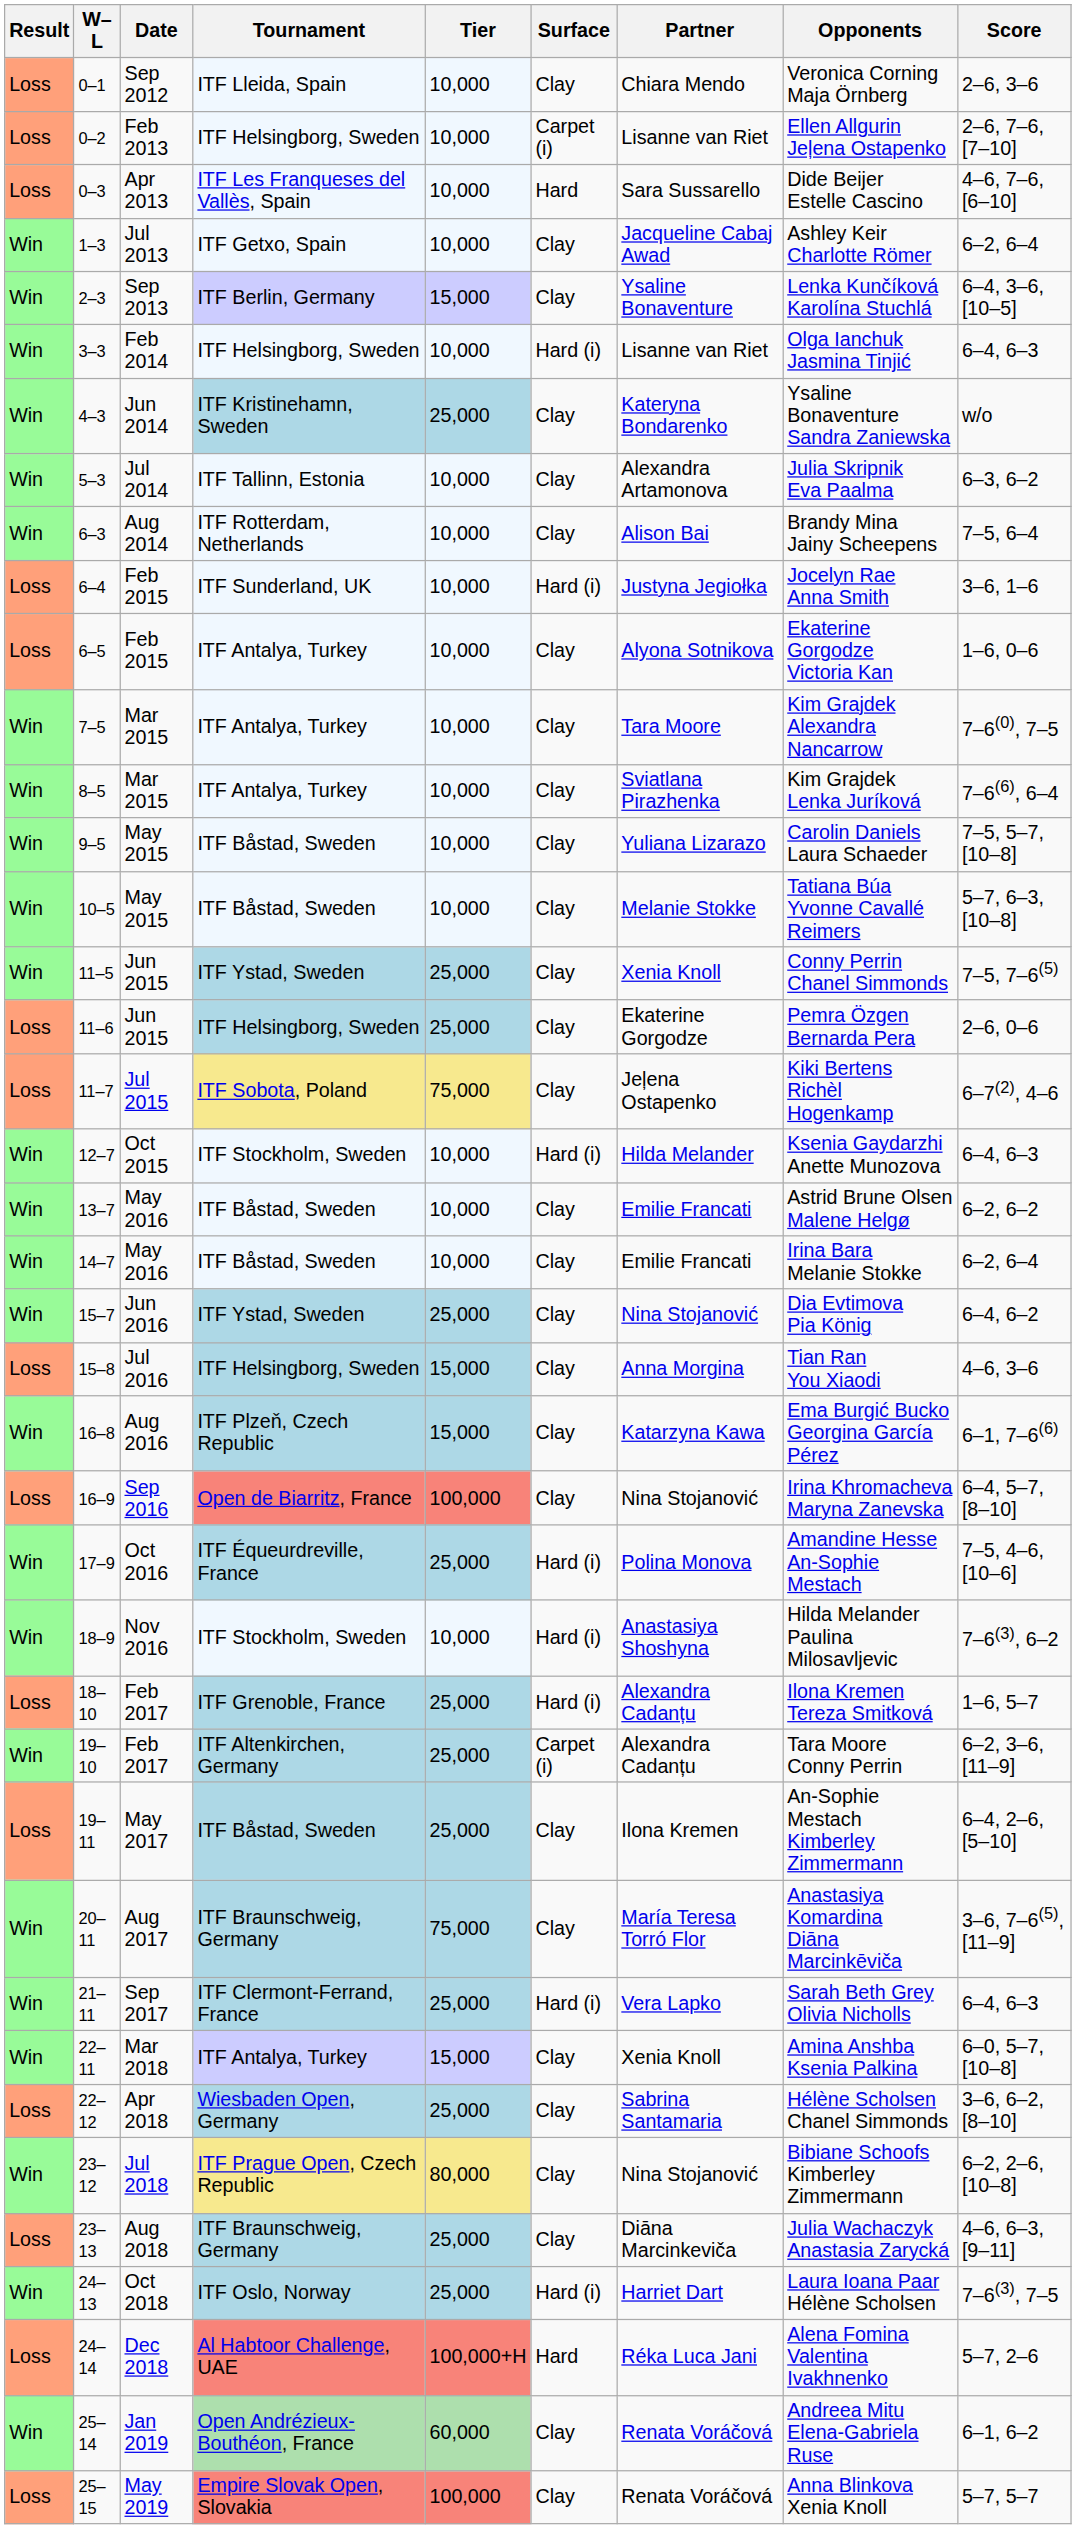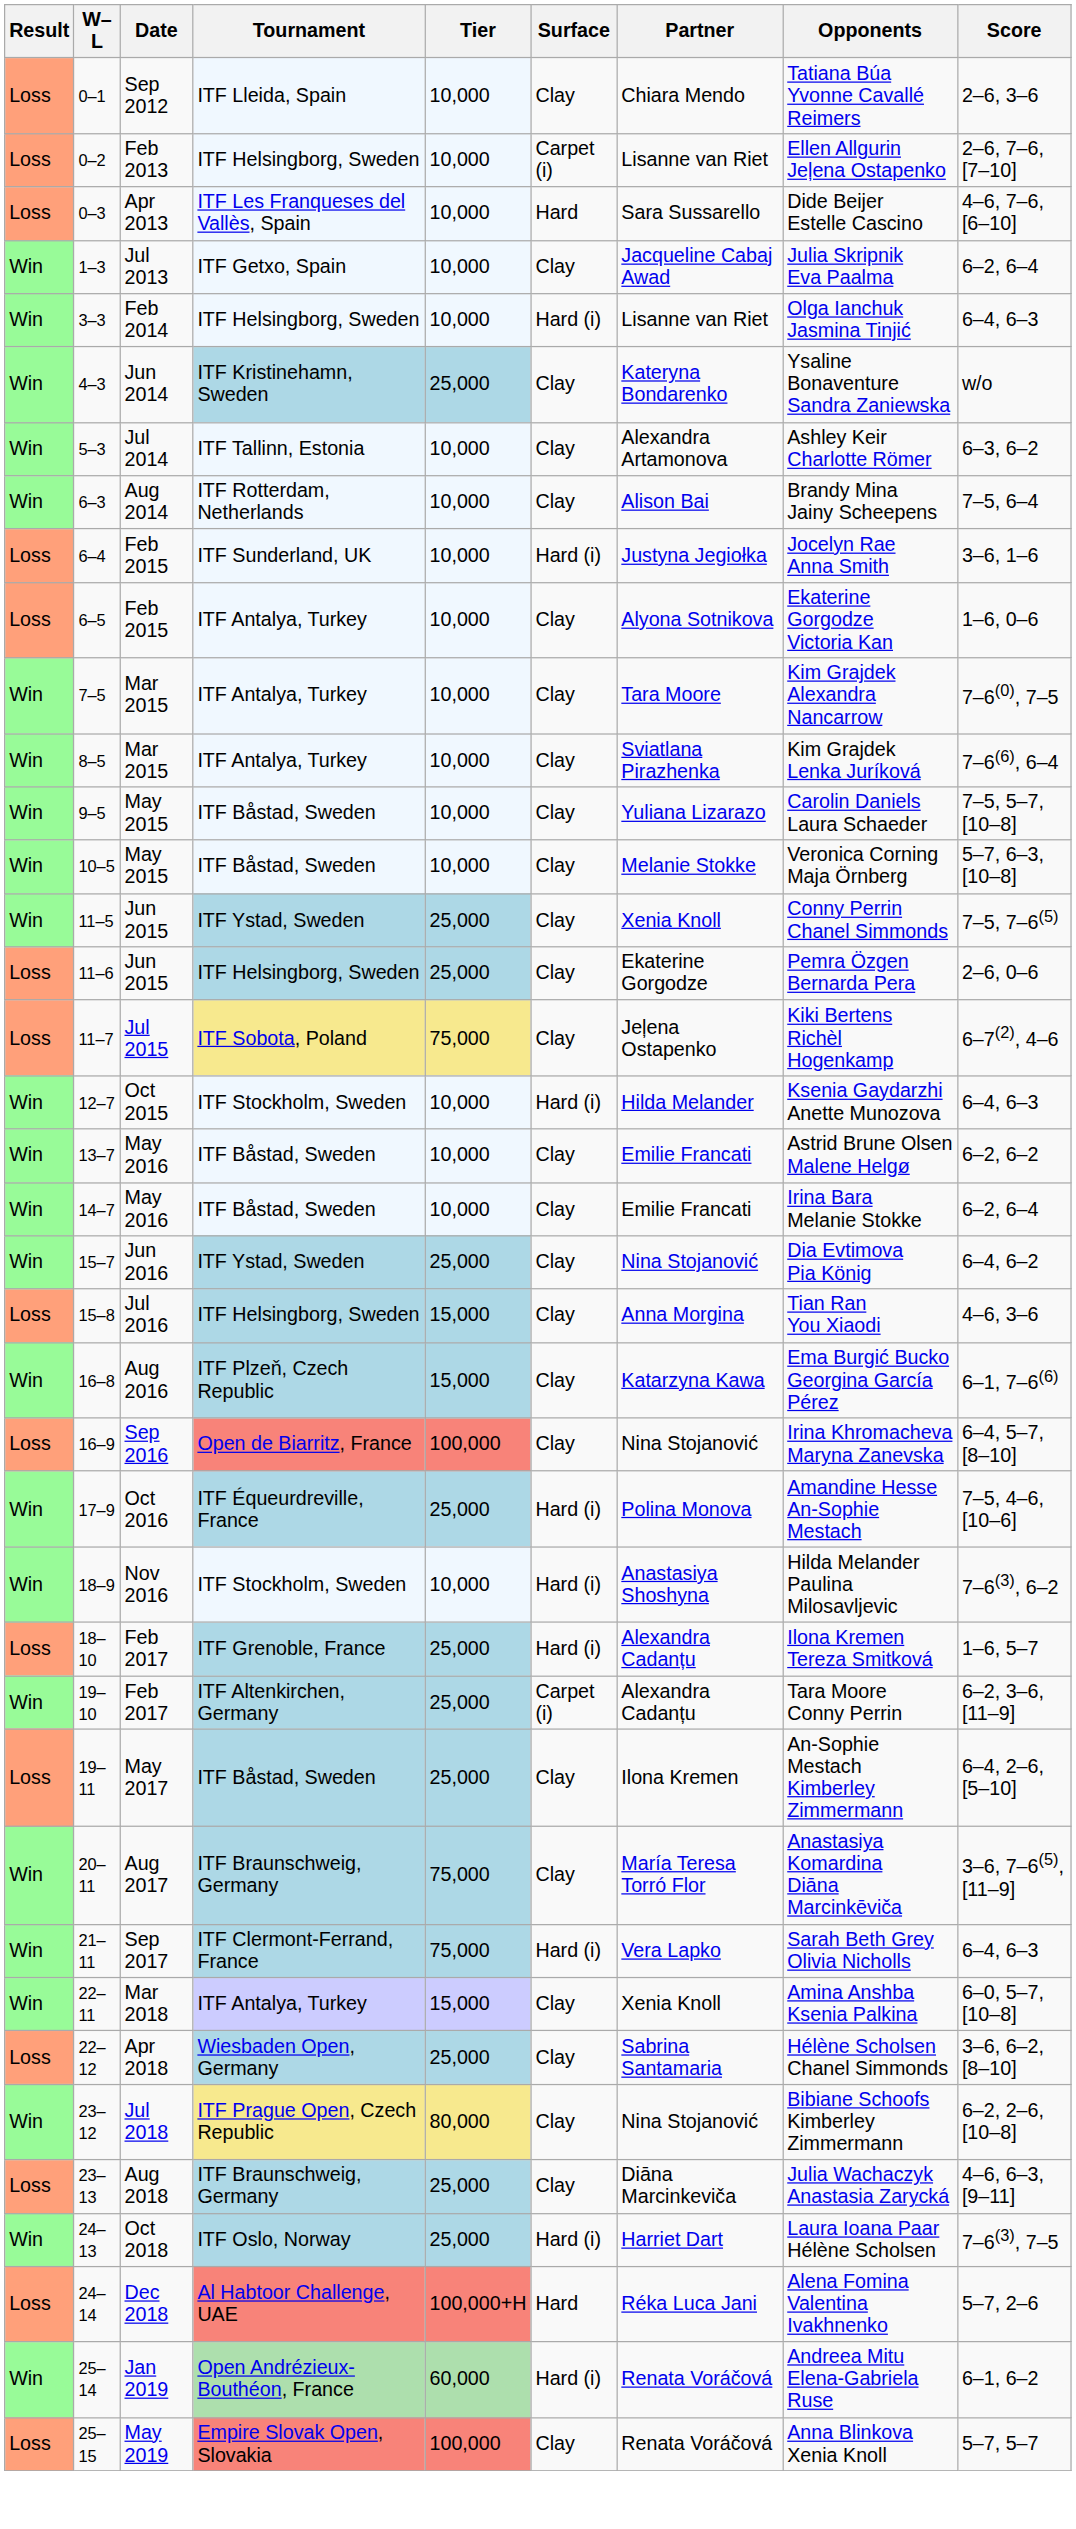(863, 84) Veronica Corning Maja Örnberg -> (856, 95) Tatiana Búa Yvonne Cavallé Reimers
(859, 244) Ashley Keir Charlotte Römer -> (845, 266) Julia Skripnik Eva Paalma
- row: (92, 299)
(845, 480) Julia Skripnik Eva Paalma -> (859, 448) Ashley Keir Charlotte Römer
(856, 908) Tatiana Búa Yvonne Cavallé Reimers -> (863, 866) Veronica Corning Maja Örnberg
(460, 2004) 25,000 -> (460, 1950) 75,000
(555, 2432) Clay -> (568, 2379) Hard (i)
